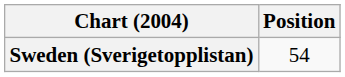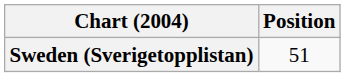(299, 54) 54 -> (299, 54) 51
